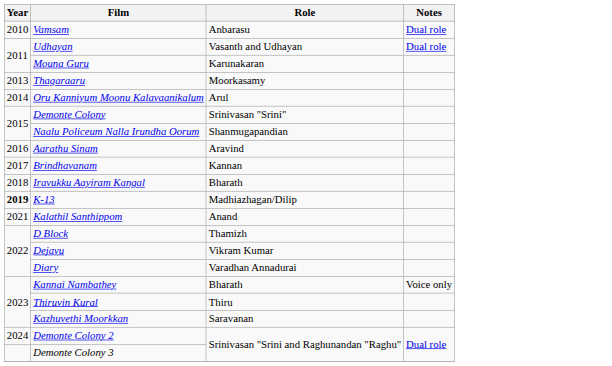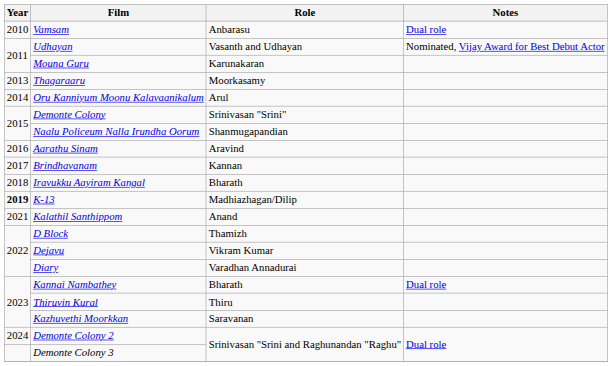(426, 47) Dual role -> (505, 47) Nominated, Vijay Award for Best Debut Actor
(429, 285) Voice only -> (426, 285) Dual role
